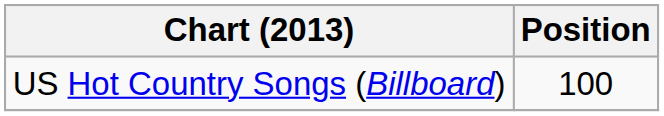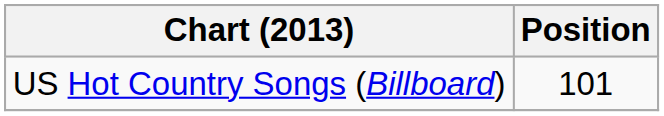(586, 82) 100 -> (586, 82) 101
